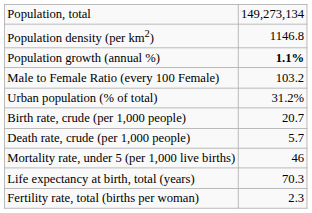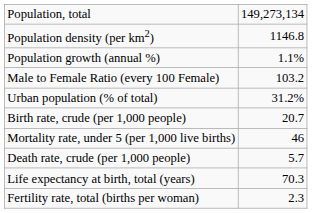(290, 58) bold -> (291, 58) normal
rows swapped: (99, 138) <-> (121, 158)
